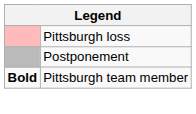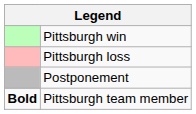+ row: (85, 36)
